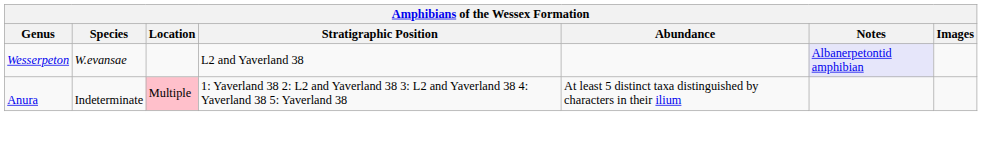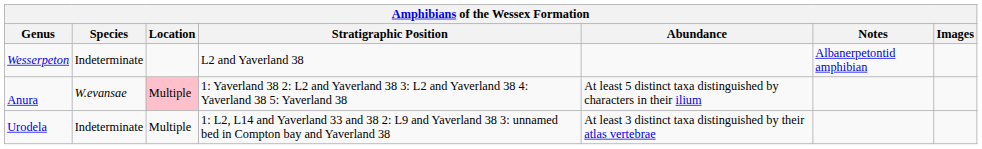(101, 60) W.evansae -> (109, 60) Indeterminate
(852, 60) lavender background -> (855, 60) no background
(109, 100) Indeterminate -> (101, 93) W.evansae
+ row: (27, 127)
